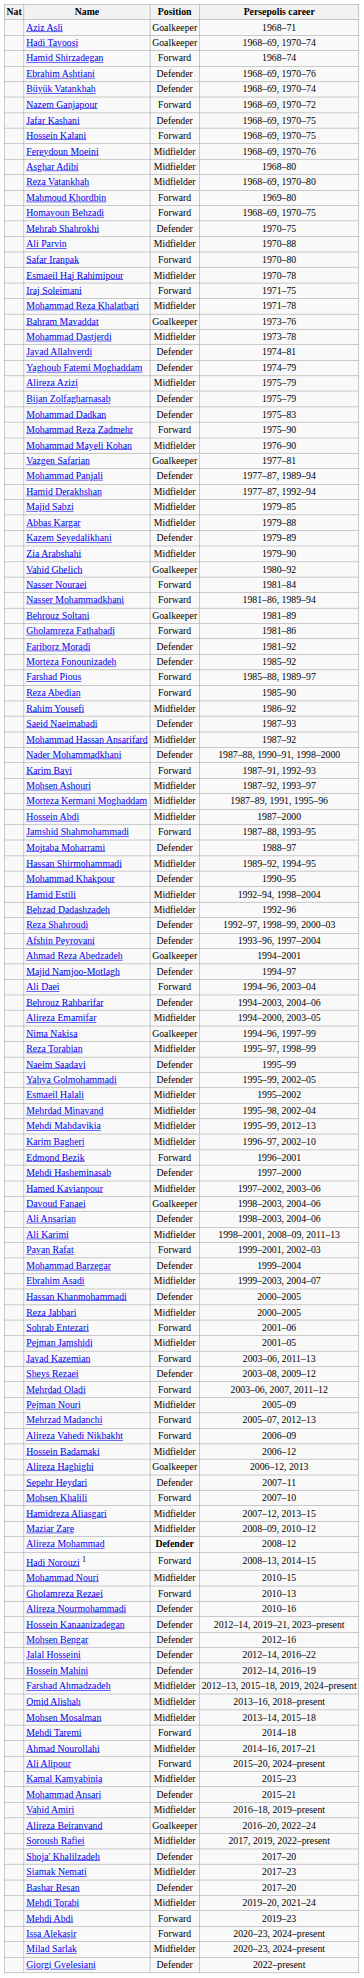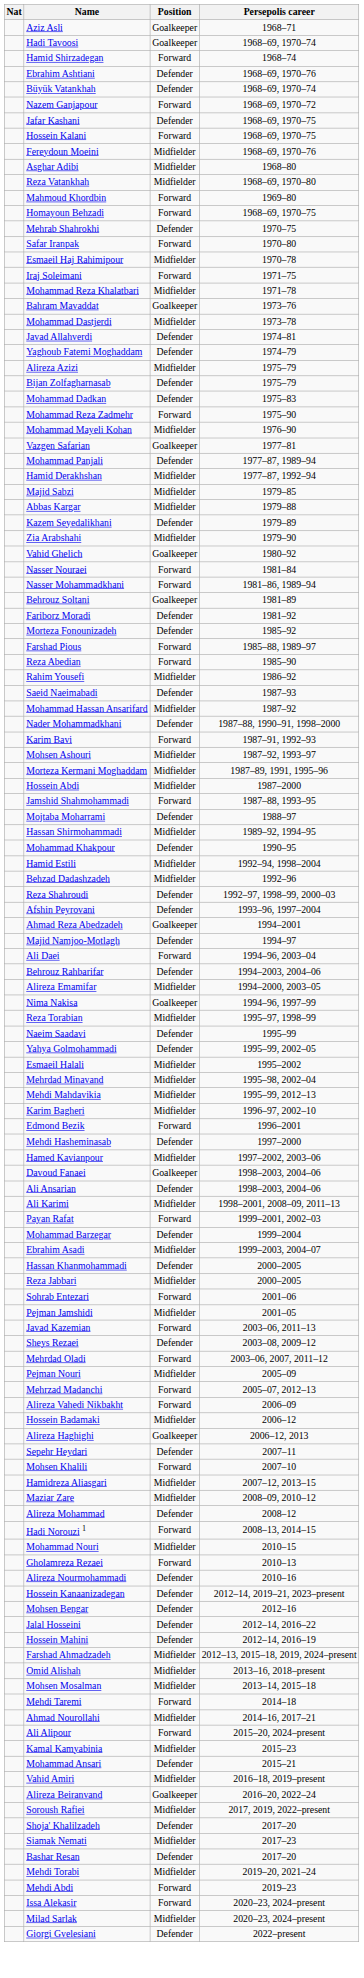- row: (46, 244)
- row: (71, 631)
(175, 1544) bold -> (175, 1513) normal
